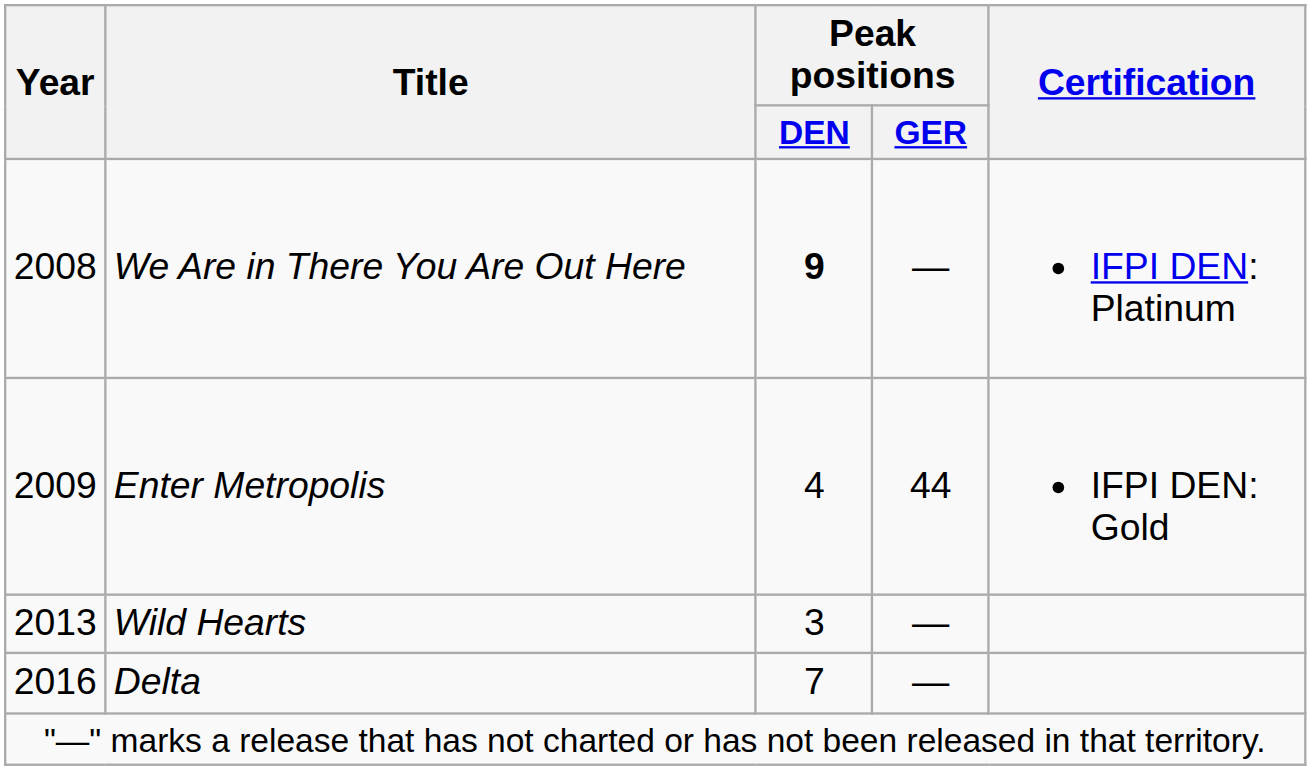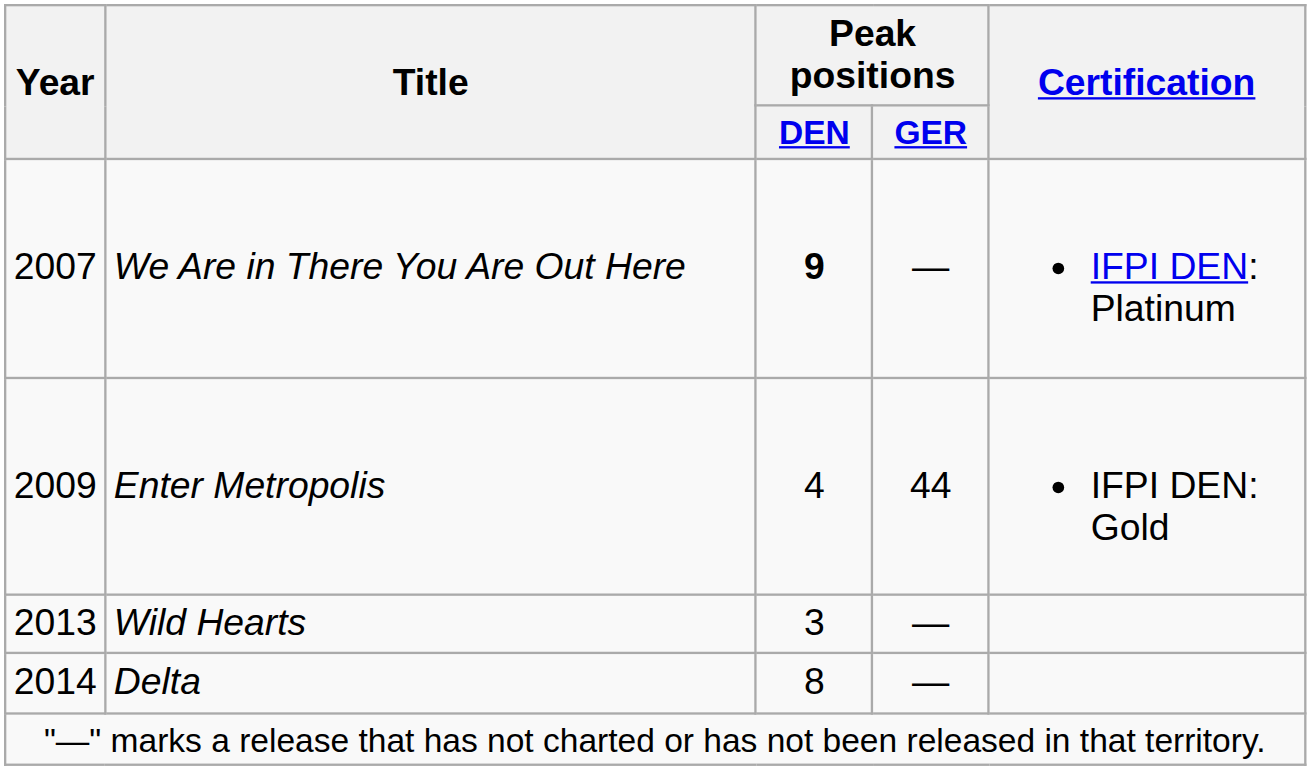(55, 267) 2008 -> (55, 267) 2007
(55, 682) 2016 -> (55, 682) 2014
(814, 682) 7 -> (814, 682) 8
